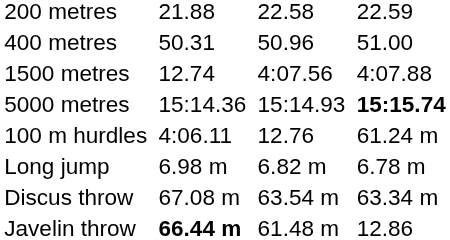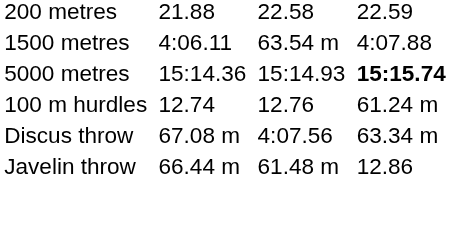- row: (61, 42)
(187, 73) 12.74 -> (195, 42) 4:06.11
(295, 73) 4:07.56 -> (298, 42) 63.54 m
(195, 135) 4:06.11 -> (187, 104) 12.74
- row: (57, 166)
(298, 197) 63.54 m -> (295, 135) 4:07.56
(200, 228) bold -> (199, 166) normal
